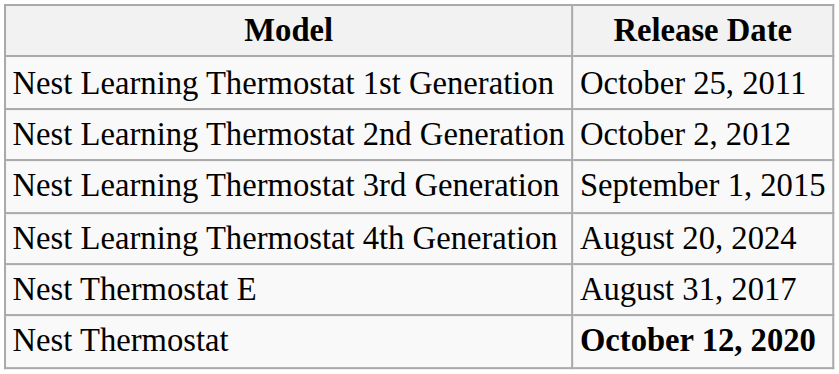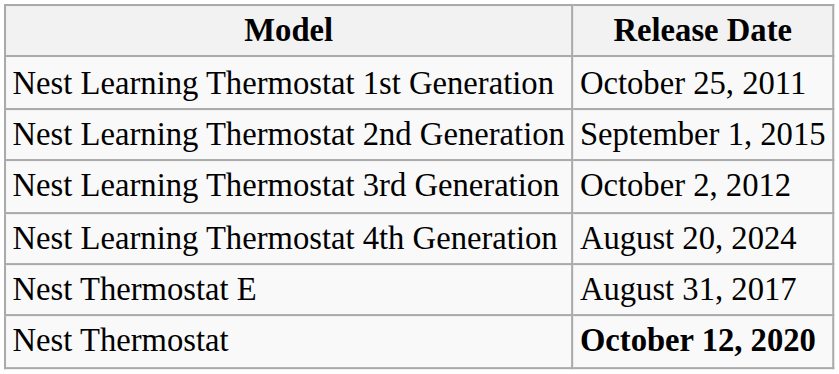(685, 133) October 2, 2012 -> (703, 133) September 1, 2015
(703, 185) September 1, 2015 -> (685, 185) October 2, 2012
